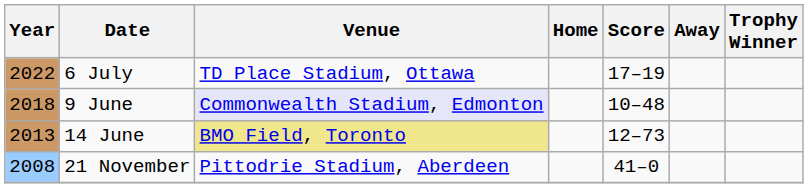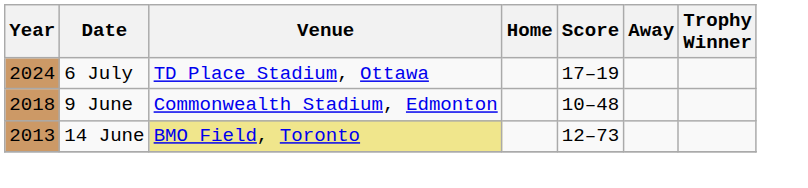(32, 74) 2022 -> (32, 74) 2024
(372, 105) lavender background -> (326, 105) no background
- row: (127, 167)
